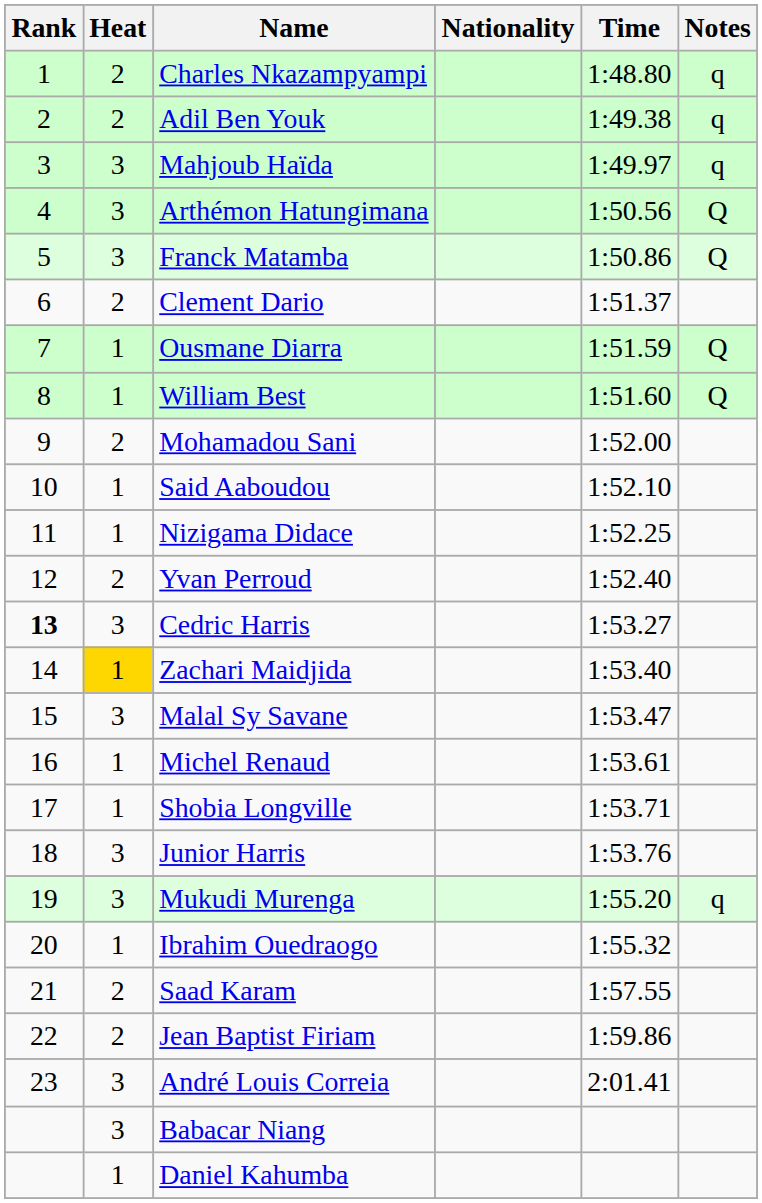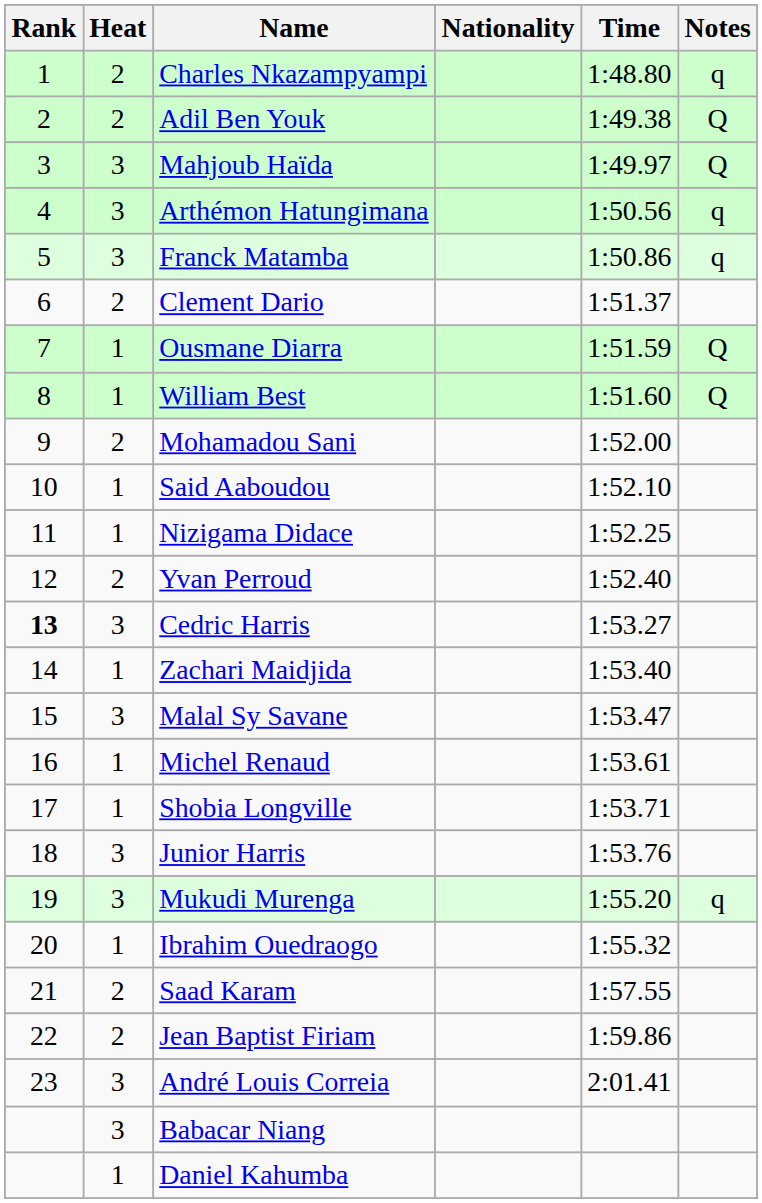(718, 119) q -> (718, 119) Q
(718, 165) q -> (718, 165) Q
(718, 211) Q -> (718, 211) q
(718, 256) Q -> (718, 256) q
(118, 669) gold background -> (118, 669) no background
